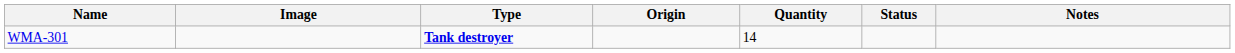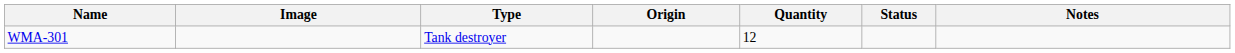(469, 37) bold -> (465, 37) normal
(750, 37) 14 -> (750, 37) 12
